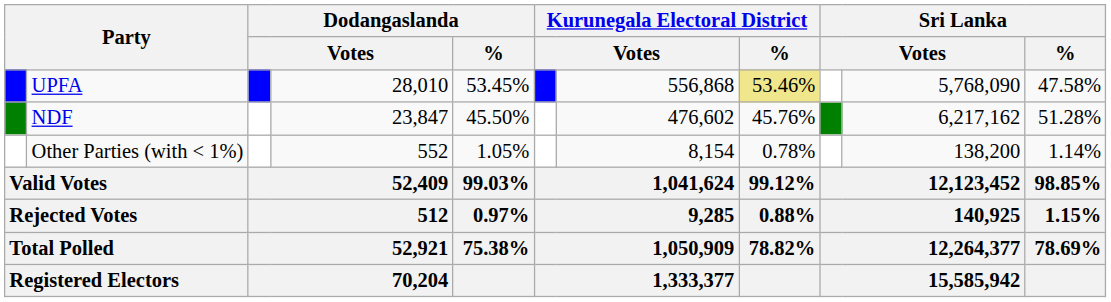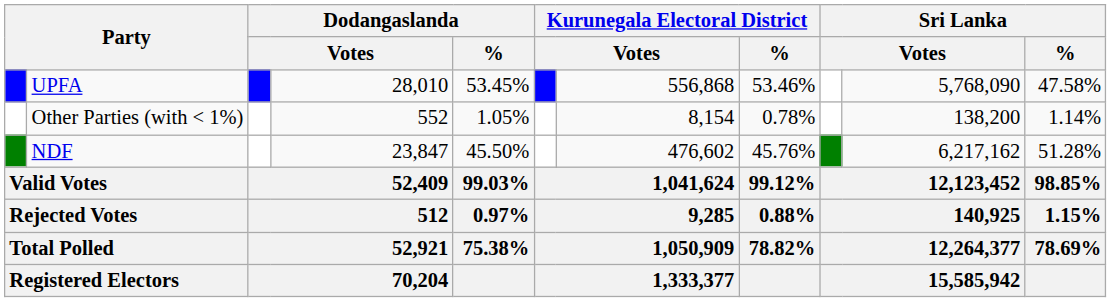(784, 85) khaki background -> (784, 85) no background
rows swapped: (52, 118) <-> (137, 150)
